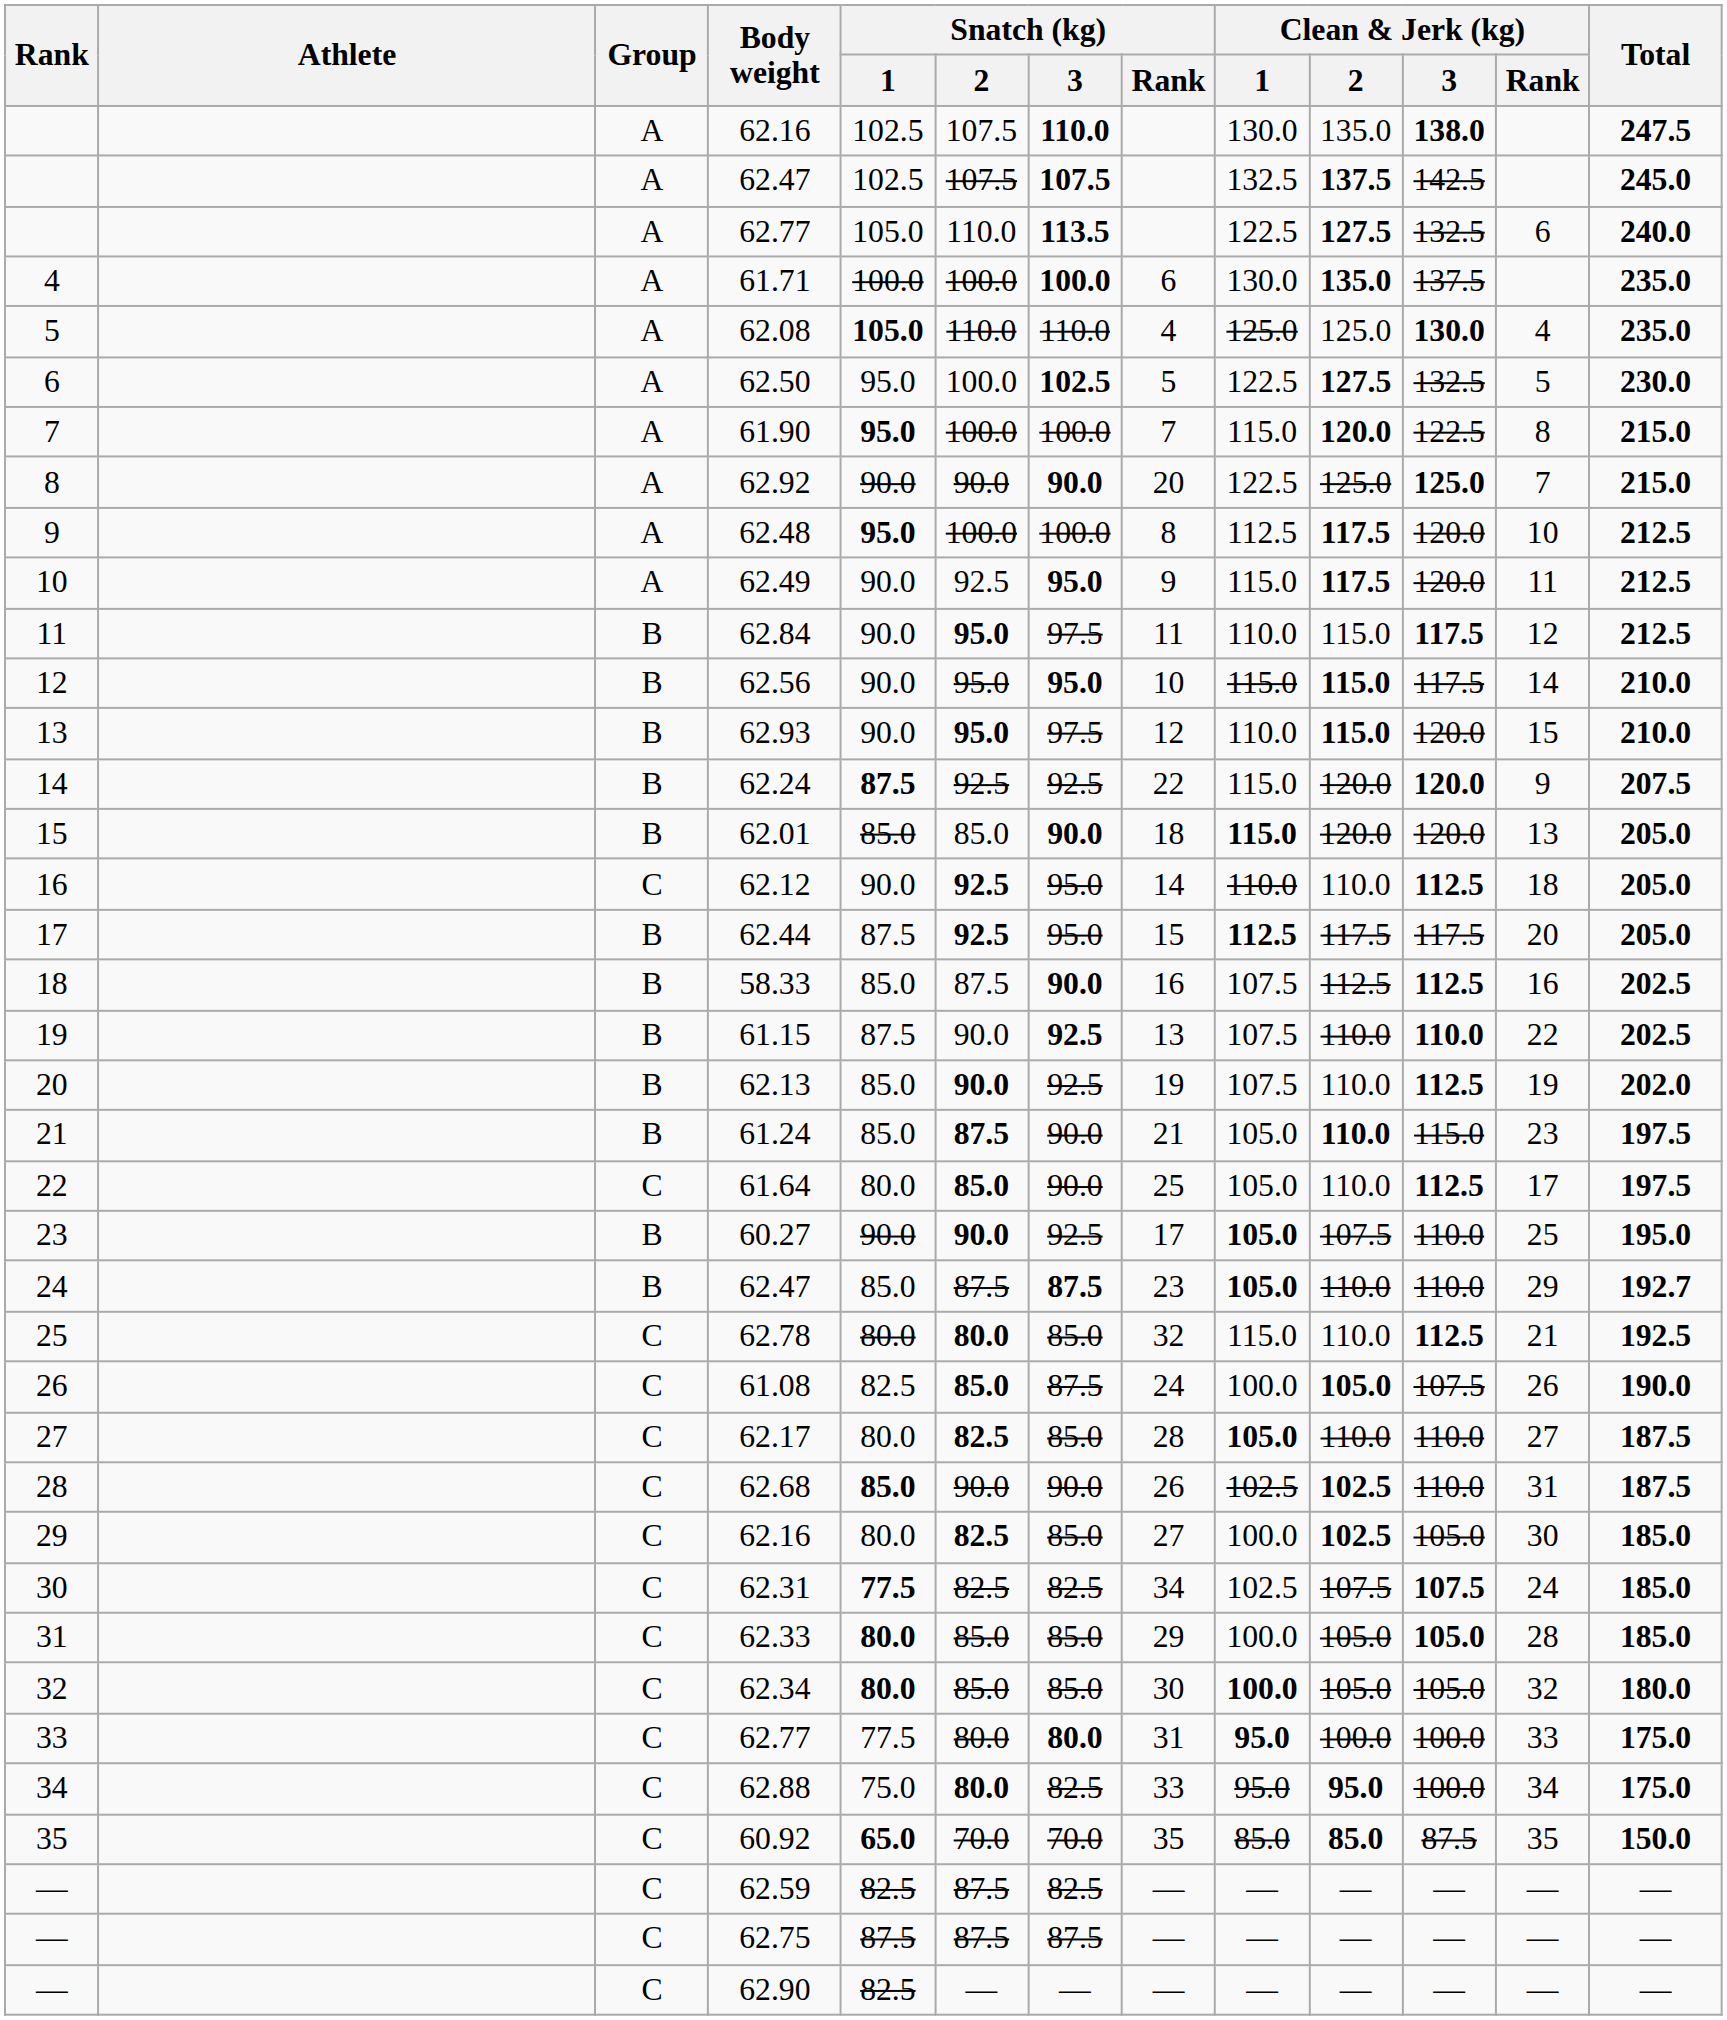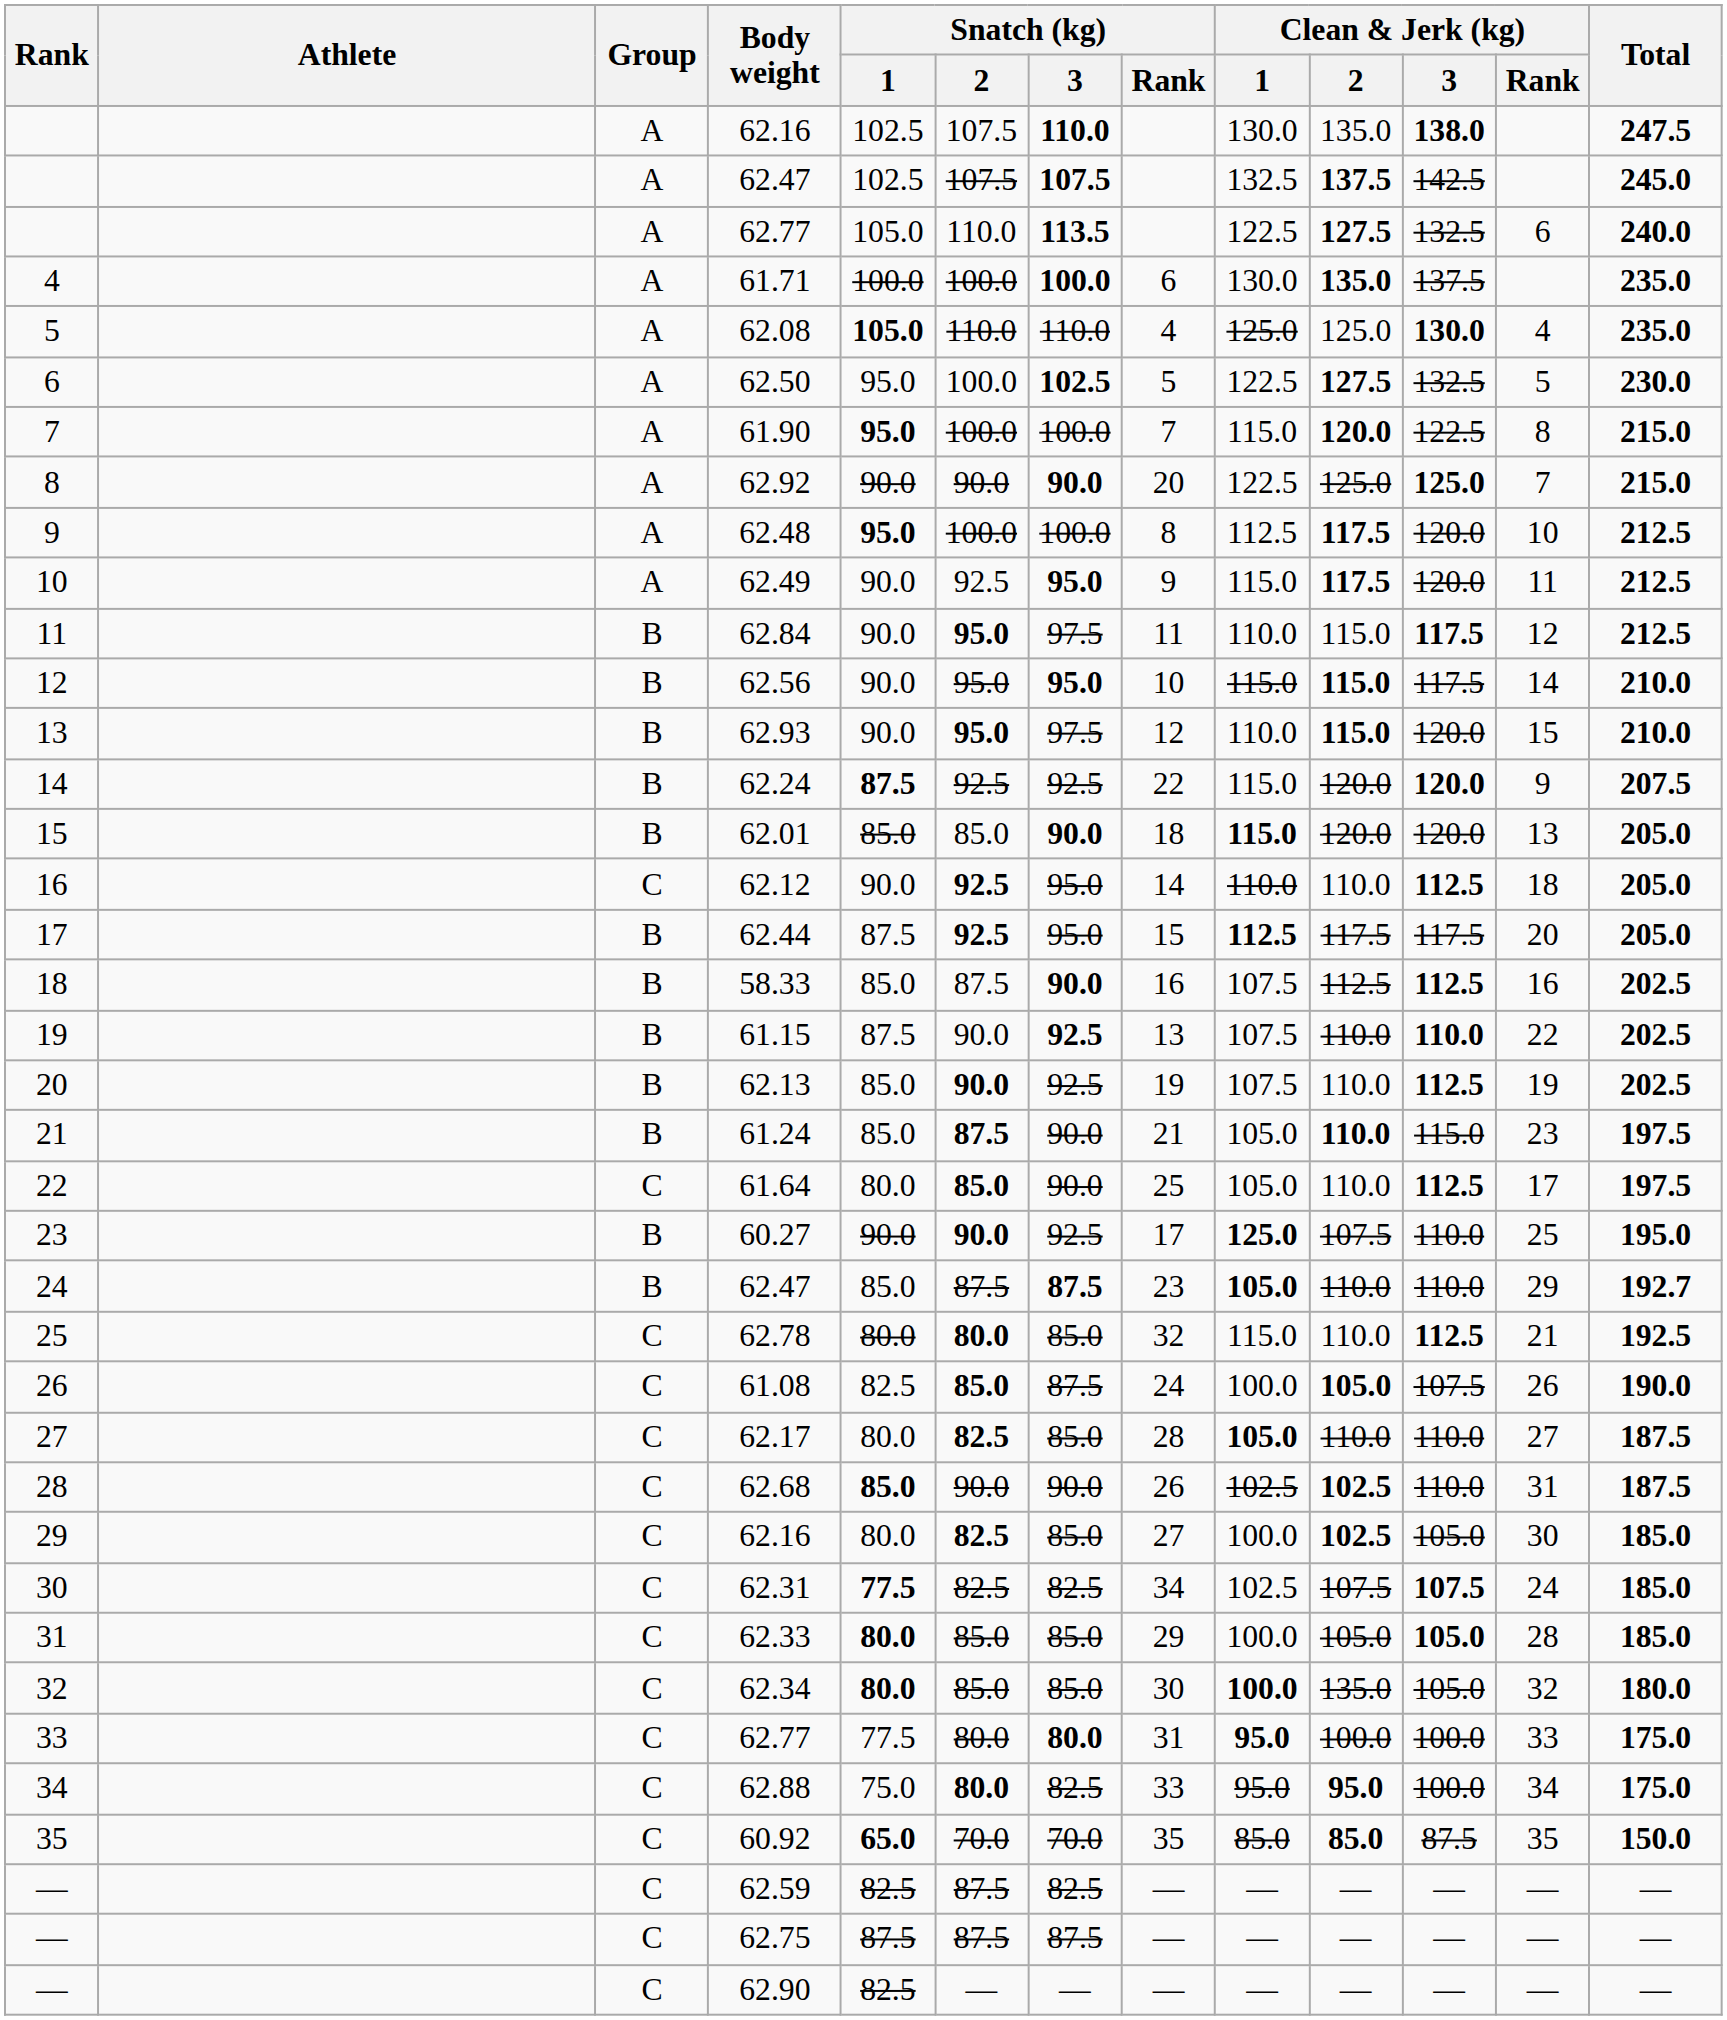(1656, 1084) 202.0 -> (1656, 1084) 202.5
(1262, 1235) 105.0 -> (1262, 1235) 125.0
(1356, 1687) 105.0 -> (1356, 1687) 135.0
